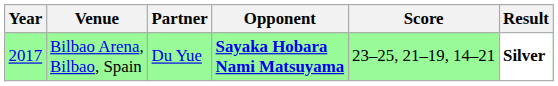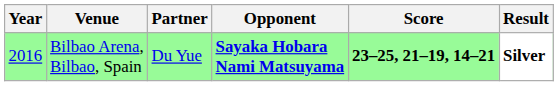(25, 56) 2017 -> (25, 56) 2016
(424, 56) normal -> (424, 56) bold
